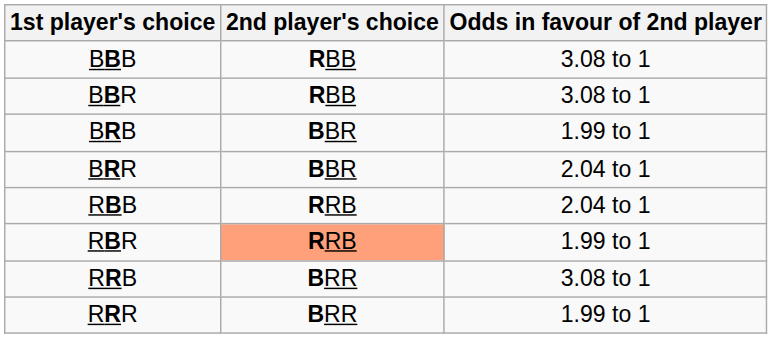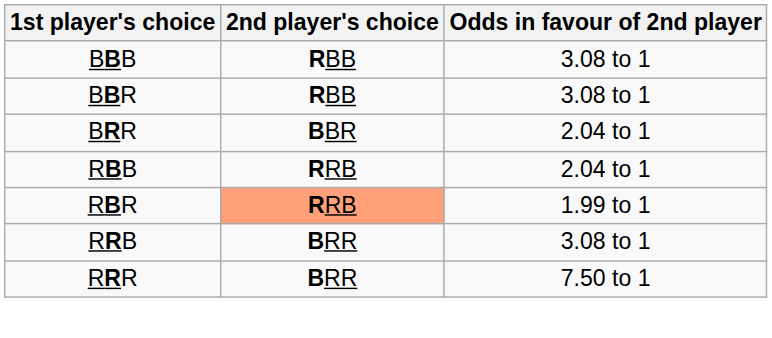- row: (113, 132)
(606, 315) 1.99 to 1 -> (606, 278) 7.50 to 1
